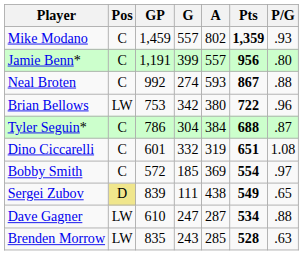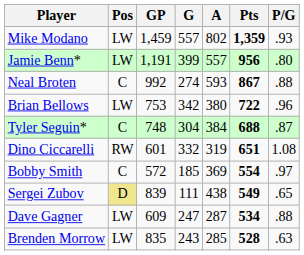(122, 37) C -> (122, 37) LW
(122, 60) C -> (122, 60) LW
(155, 127) 786 -> (156, 127) 748
(122, 149) C -> (122, 149) RW
(155, 216) 610 -> (156, 216) 609
